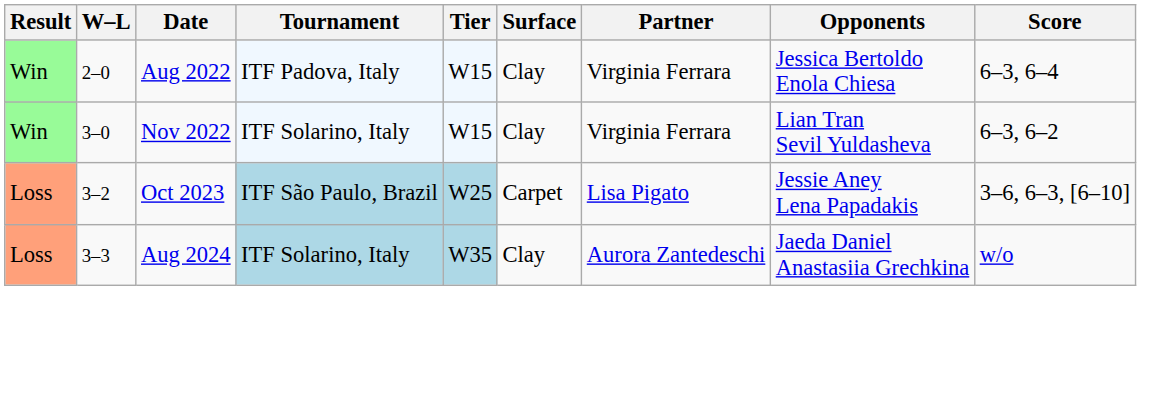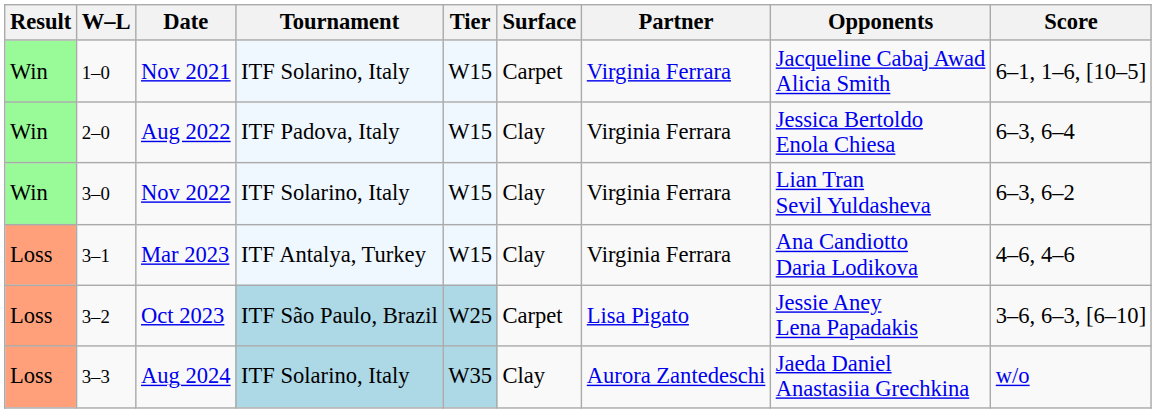+ row: (186, 70)
+ row: (185, 254)
